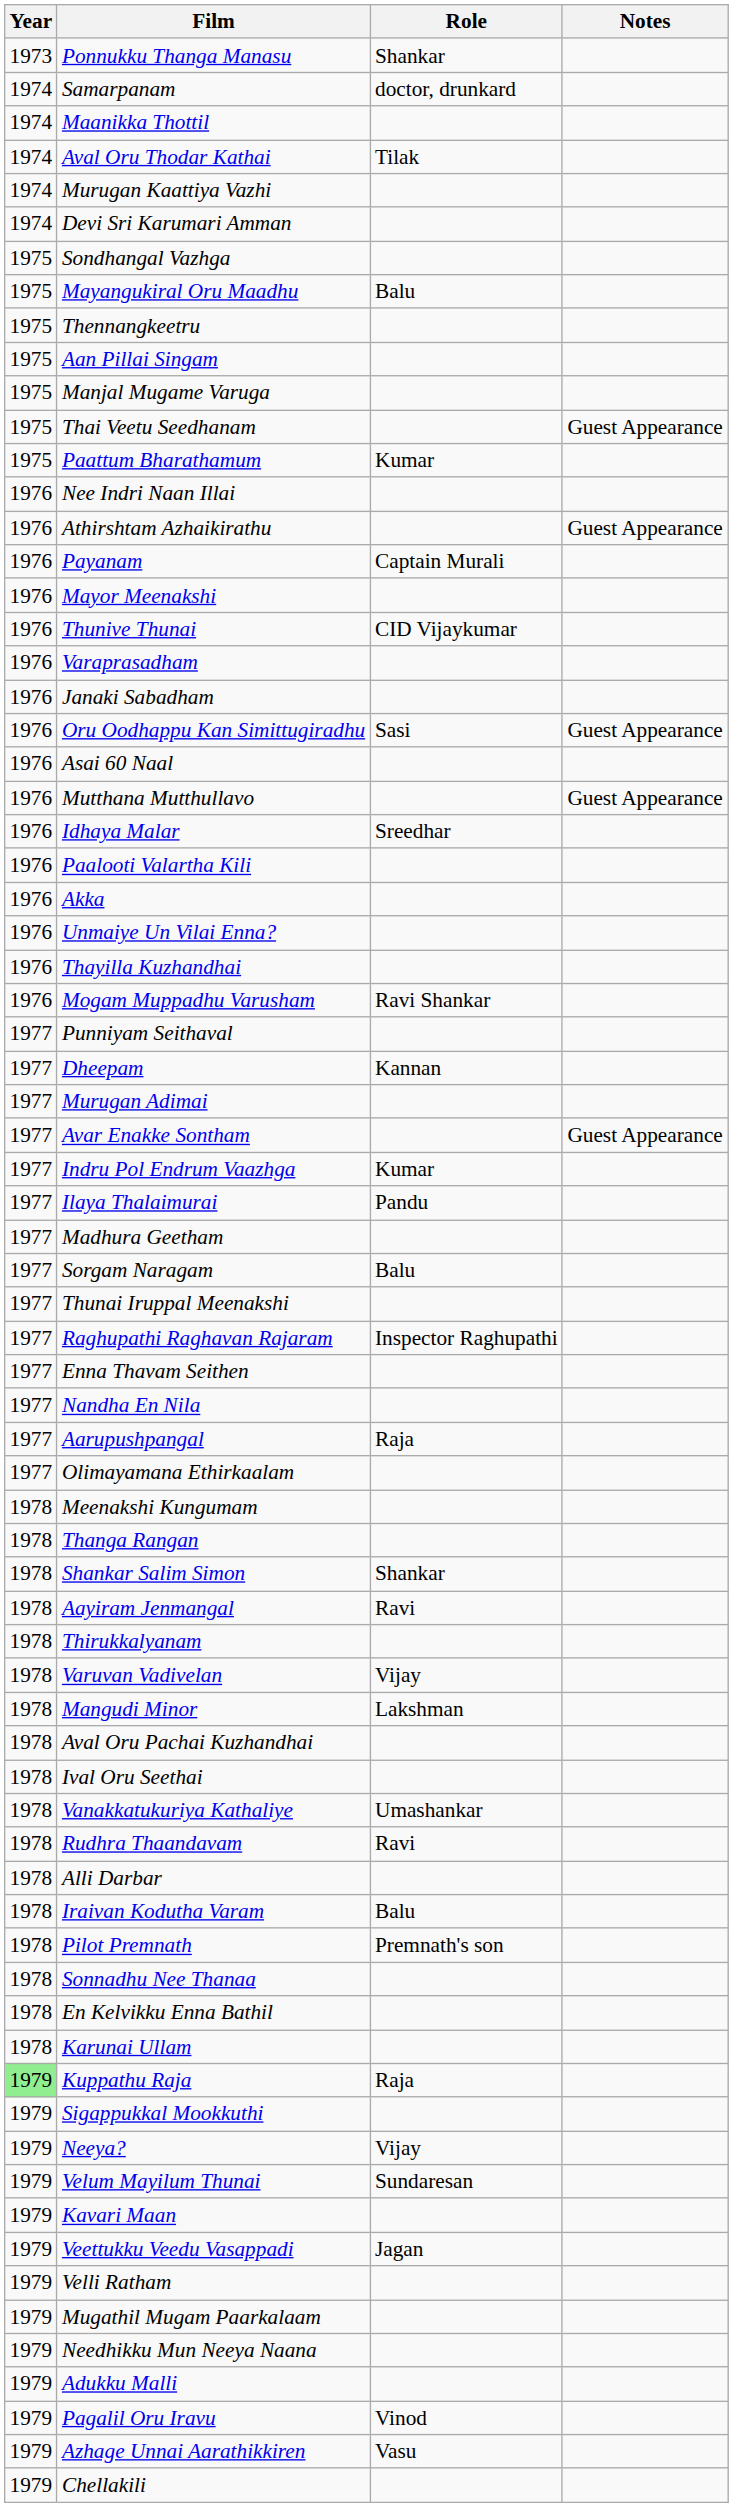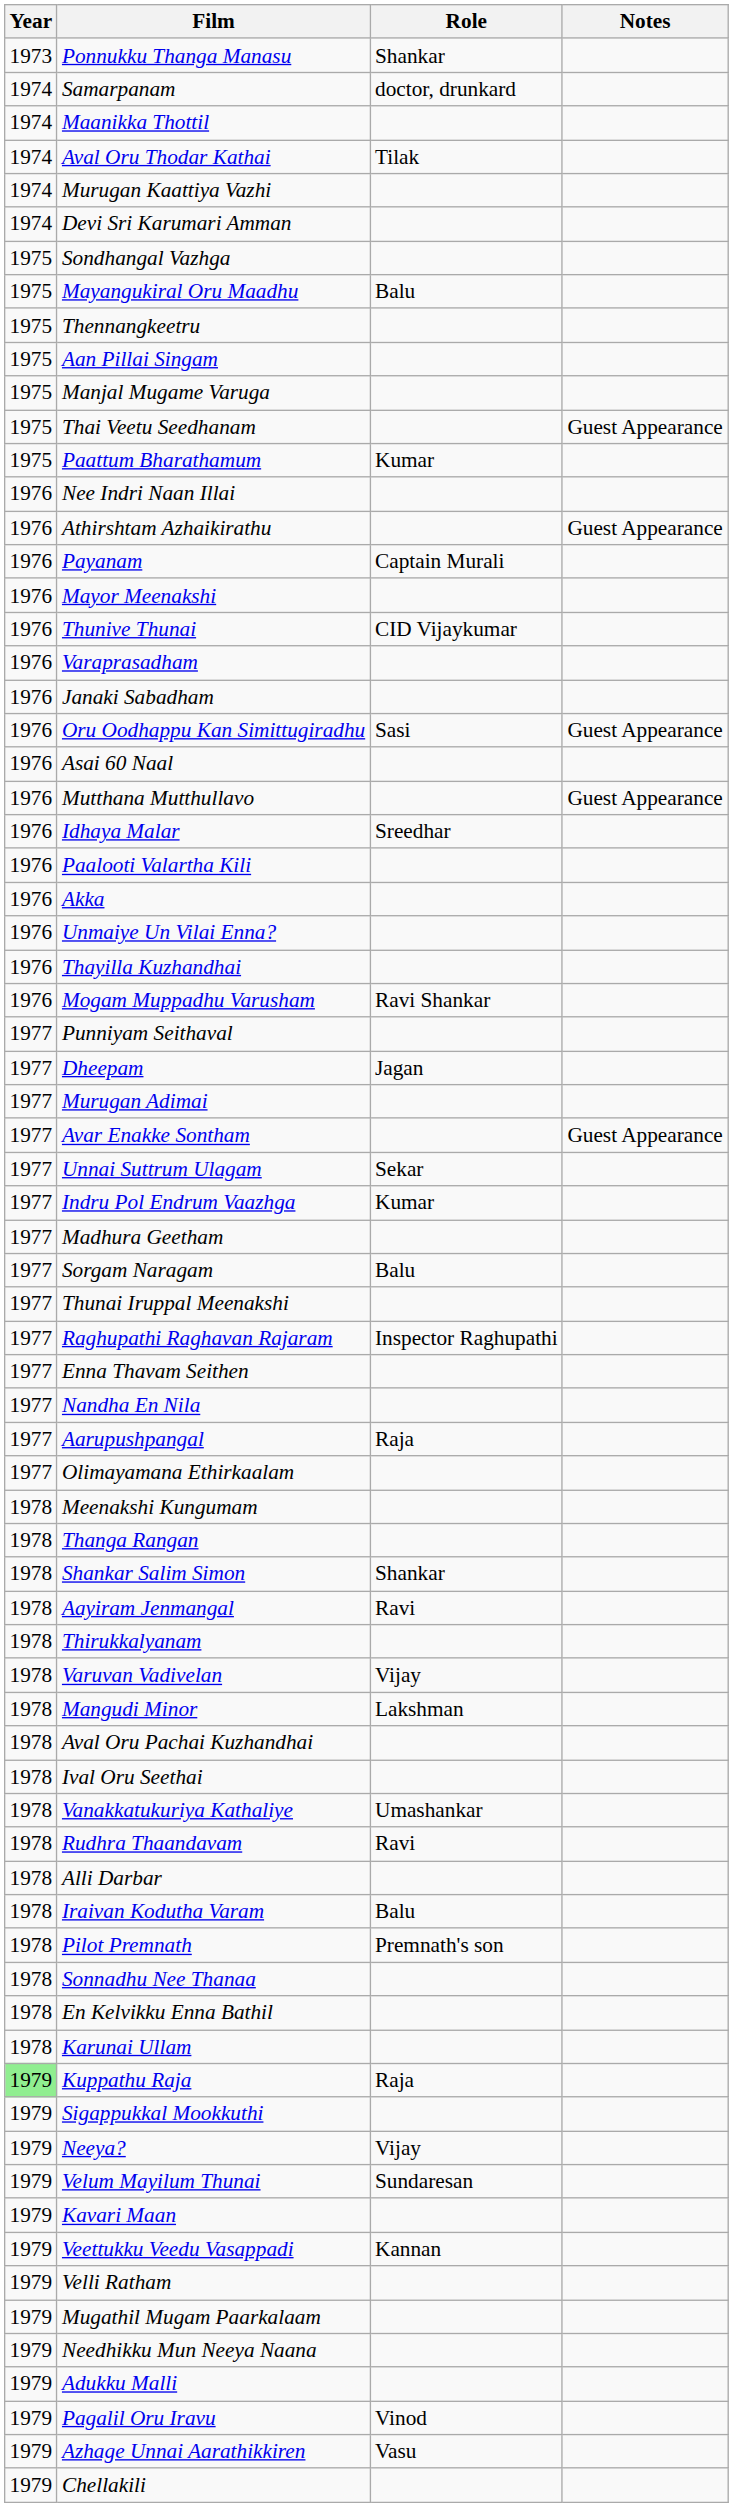(408, 1067) Kannan -> (399, 1067) Jagan
+ row: (162, 1168)
- row: (140, 1202)
(399, 2248) Jagan -> (408, 2248) Kannan
